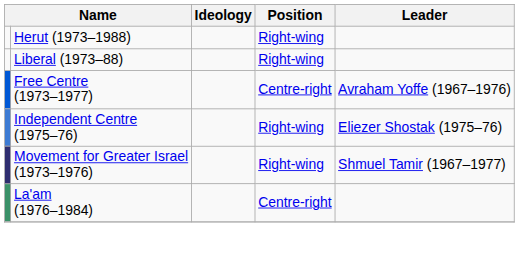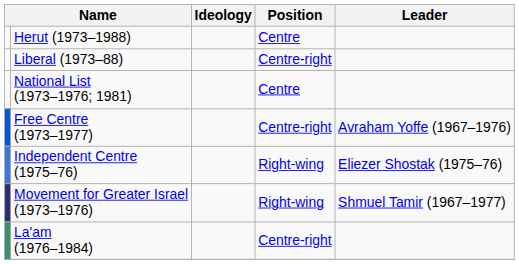(291, 37) Right-wing -> (279, 37) Centre
(291, 59) Right-wing -> (295, 59) Centre-right
+ row: (73, 89)
